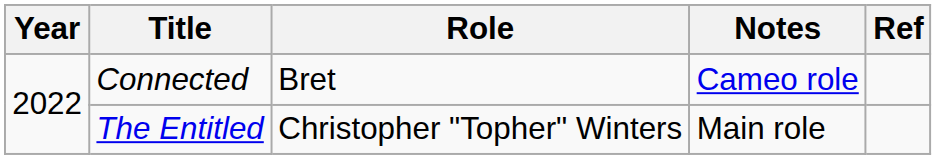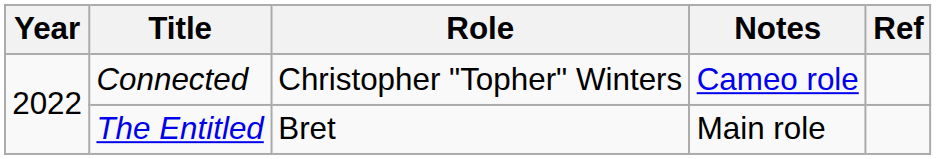(307, 79) Bret -> (480, 79) Christopher "Topher" Winters
(480, 128) Christopher "Topher" Winters -> (307, 128) Bret
